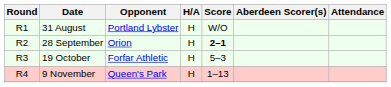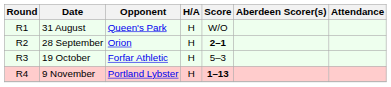(143, 27) Portland Lybster -> (137, 27) Queen's Park
(137, 74) Queen's Park -> (143, 74) Portland Lybster
(218, 74) normal -> (218, 74) bold
